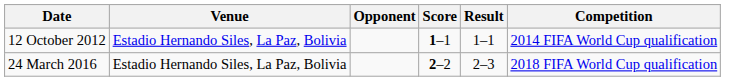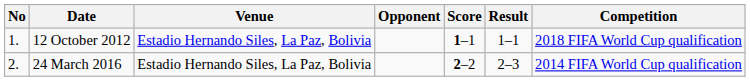+ column: (17, 16)
(614, 40) 2014 FIFA World Cup qualification -> (638, 40) 2018 FIFA World Cup qualification
(614, 64) 2018 FIFA World Cup qualification -> (638, 64) 2014 FIFA World Cup qualification
